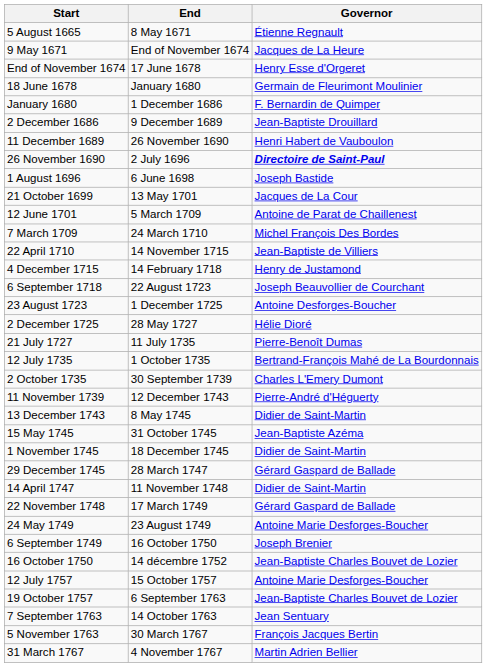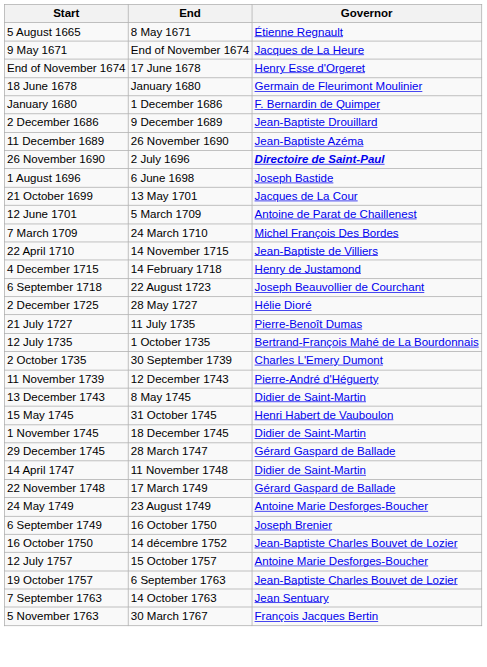(324, 141) Henri Habert de Vauboulon -> (309, 141) Jean-Baptiste Azéma
- row: (47, 305)
(309, 433) Jean-Baptiste Azéma -> (324, 415) Henri Habert de Vauboulon
- row: (45, 653)
